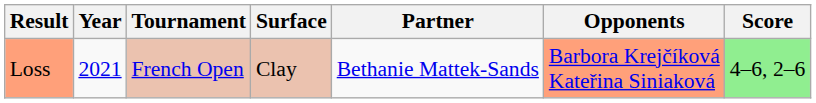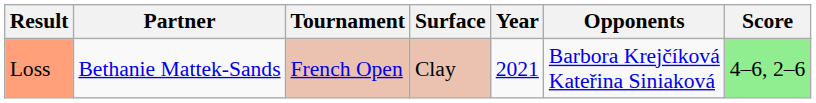columns swapped: (100, 21) <-> (438, 21)
(634, 68) lightsalmon background -> (634, 68) no background
